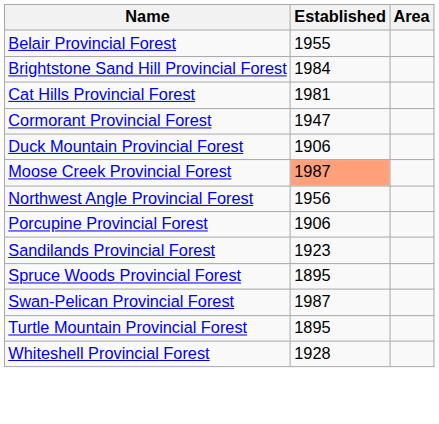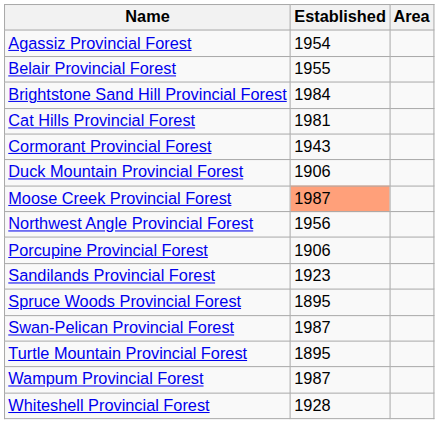+ row: (100, 43)
(312, 120) 1947 -> (312, 146) 1943
+ row: (106, 379)
